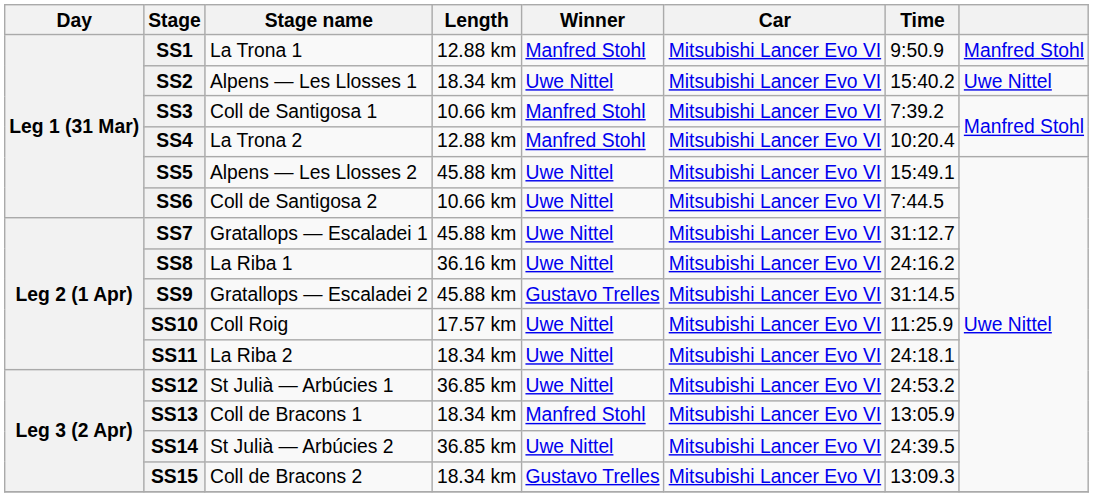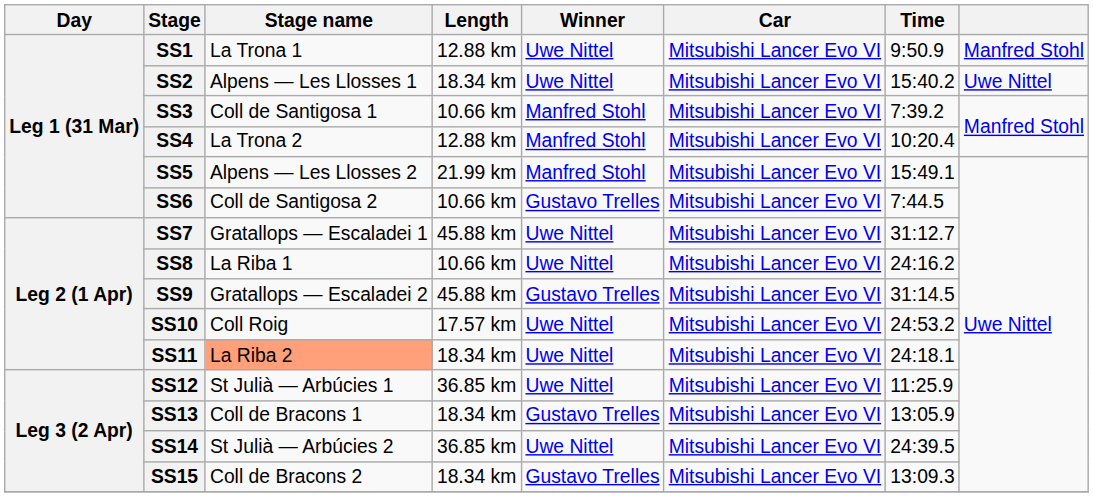(586, 50) Manfred Stohl -> (569, 50) Uwe Nittel
(477, 172) 45.88 km -> (477, 172) 21.99 km
(569, 172) Uwe Nittel -> (586, 172) Manfred Stohl
(569, 202) Uwe Nittel -> (593, 202) Gustavo Trelles
(477, 263) 36.16 km -> (477, 263) 10.66 km
(922, 324) 11:25.9 -> (923, 324) 24:53.2
(251, 354) no background -> (251, 354) lightsalmon background
(923, 385) 24:53.2 -> (922, 385) 11:25.9
(586, 415) Manfred Stohl -> (593, 415) Gustavo Trelles
